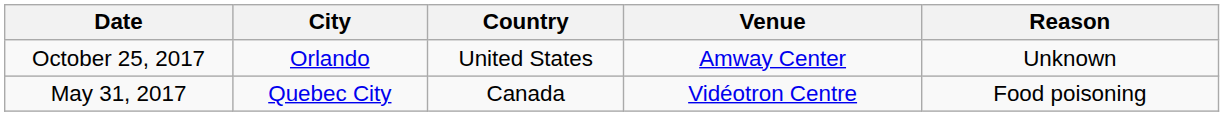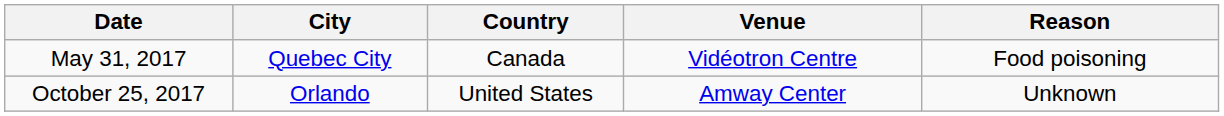rows swapped: (119, 93) <-> (119, 57)
